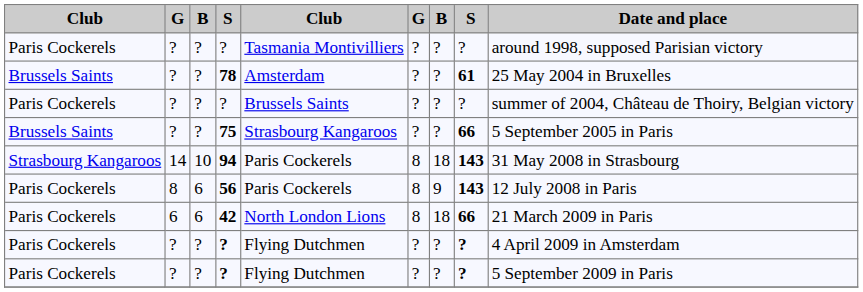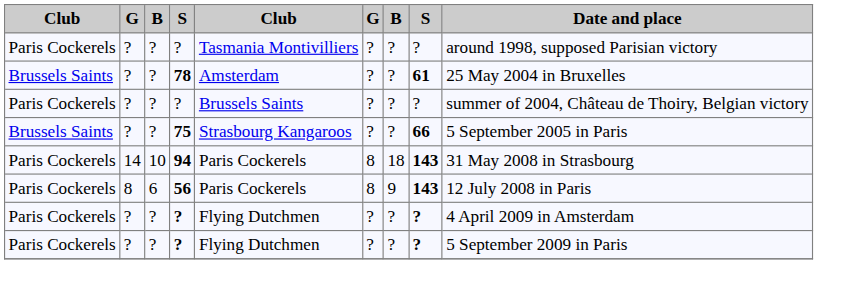(85, 159) Strasbourg Kangaroos -> (62, 159) Paris Cockerels
- row: (173, 216)
